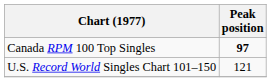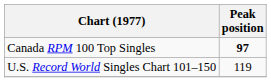(243, 67) 121 -> (243, 67) 119
